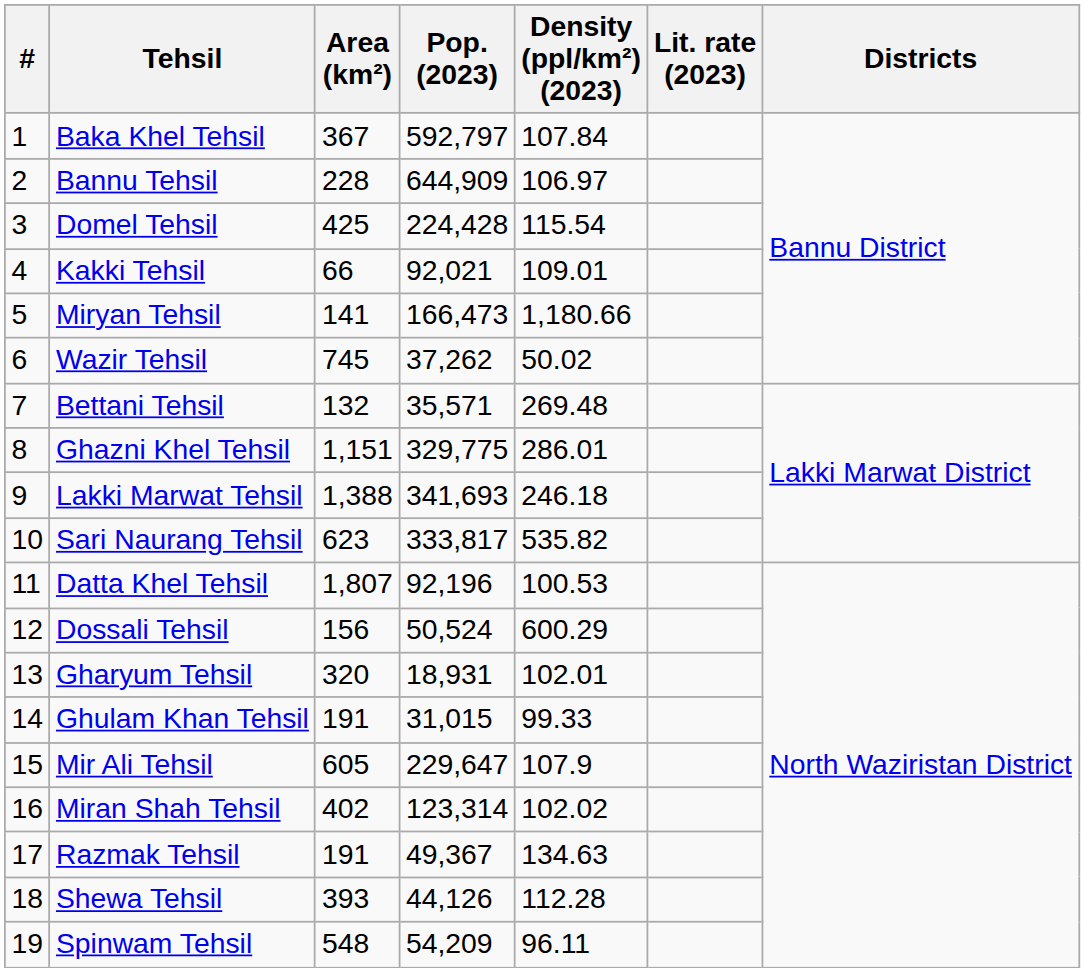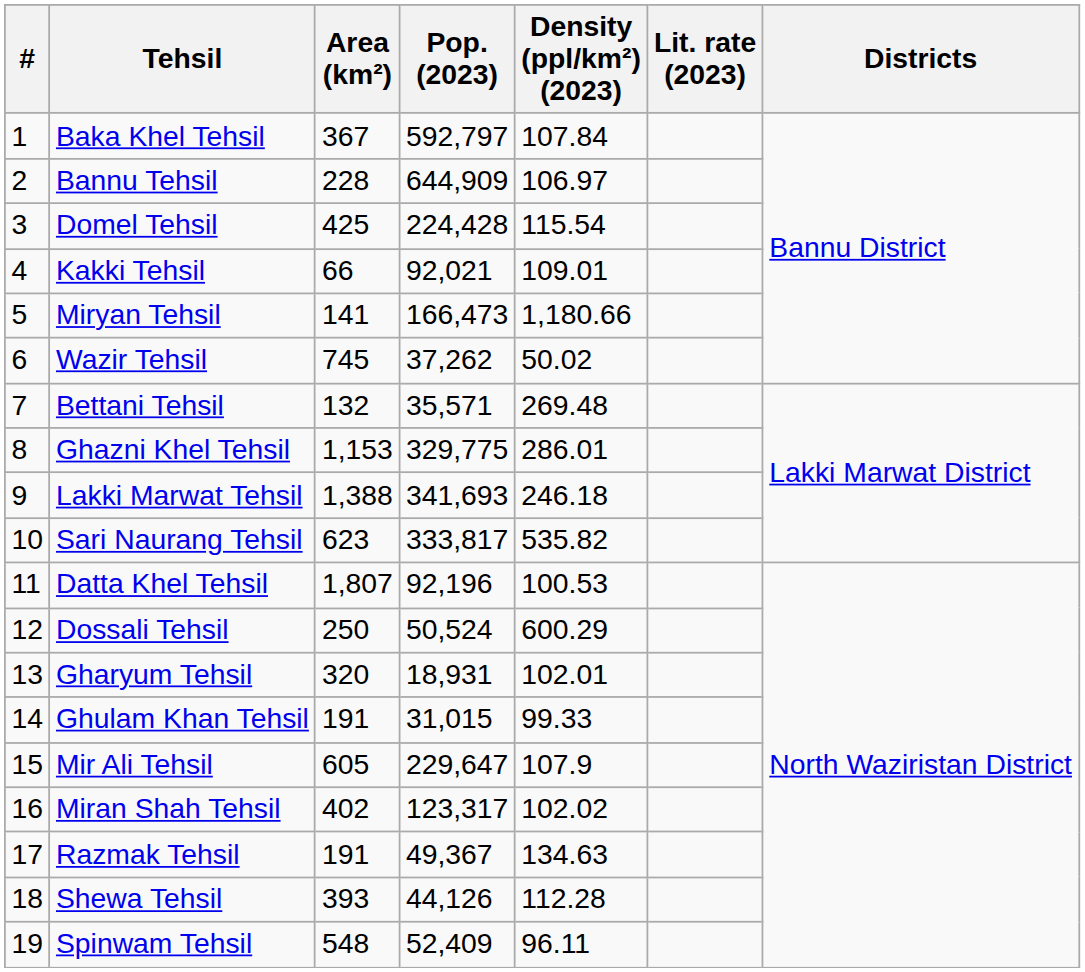(357, 449) 1,151 -> (357, 449) 1,153
(346, 629) 156 -> (346, 629) 250
(457, 809) 123,314 -> (457, 809) 123,317
(449, 944) 54,209 -> (449, 944) 52,409
